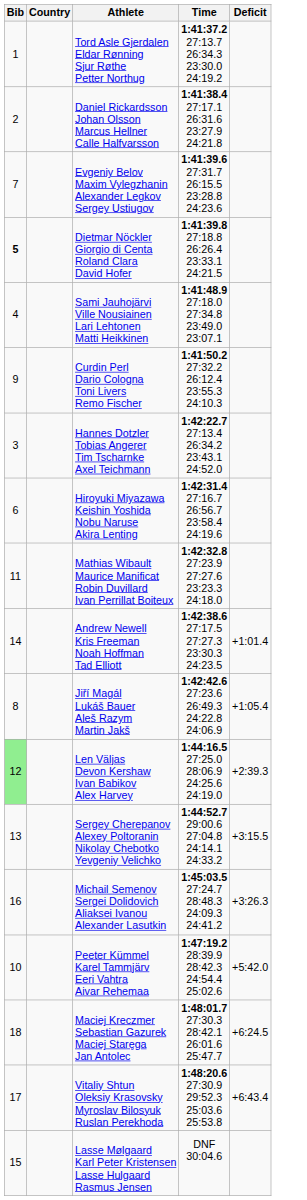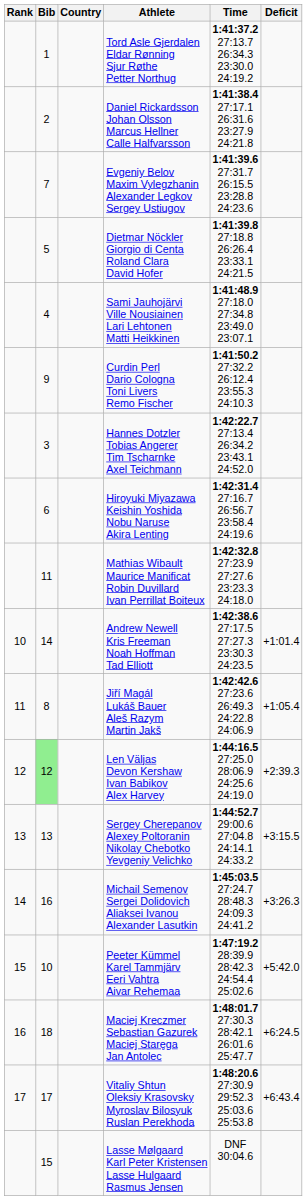+ column: (20, 13)
(15, 249) bold -> (47, 249) normal
